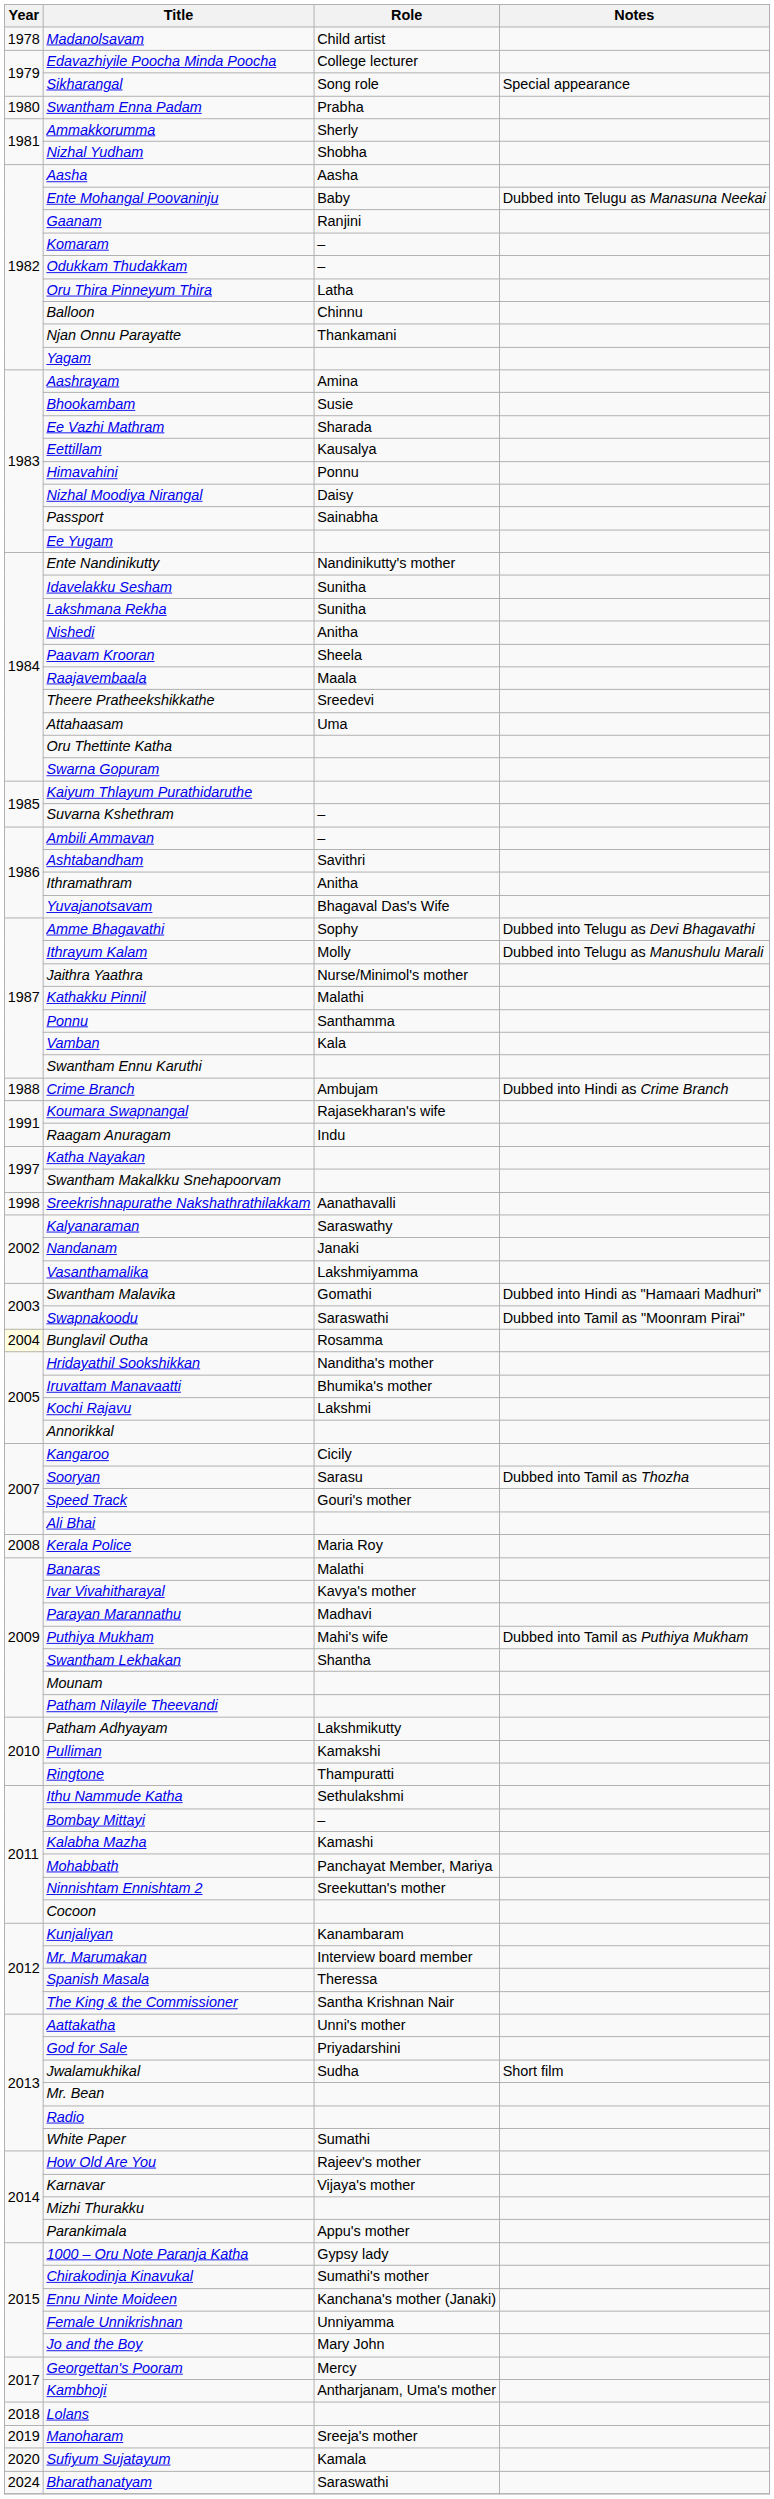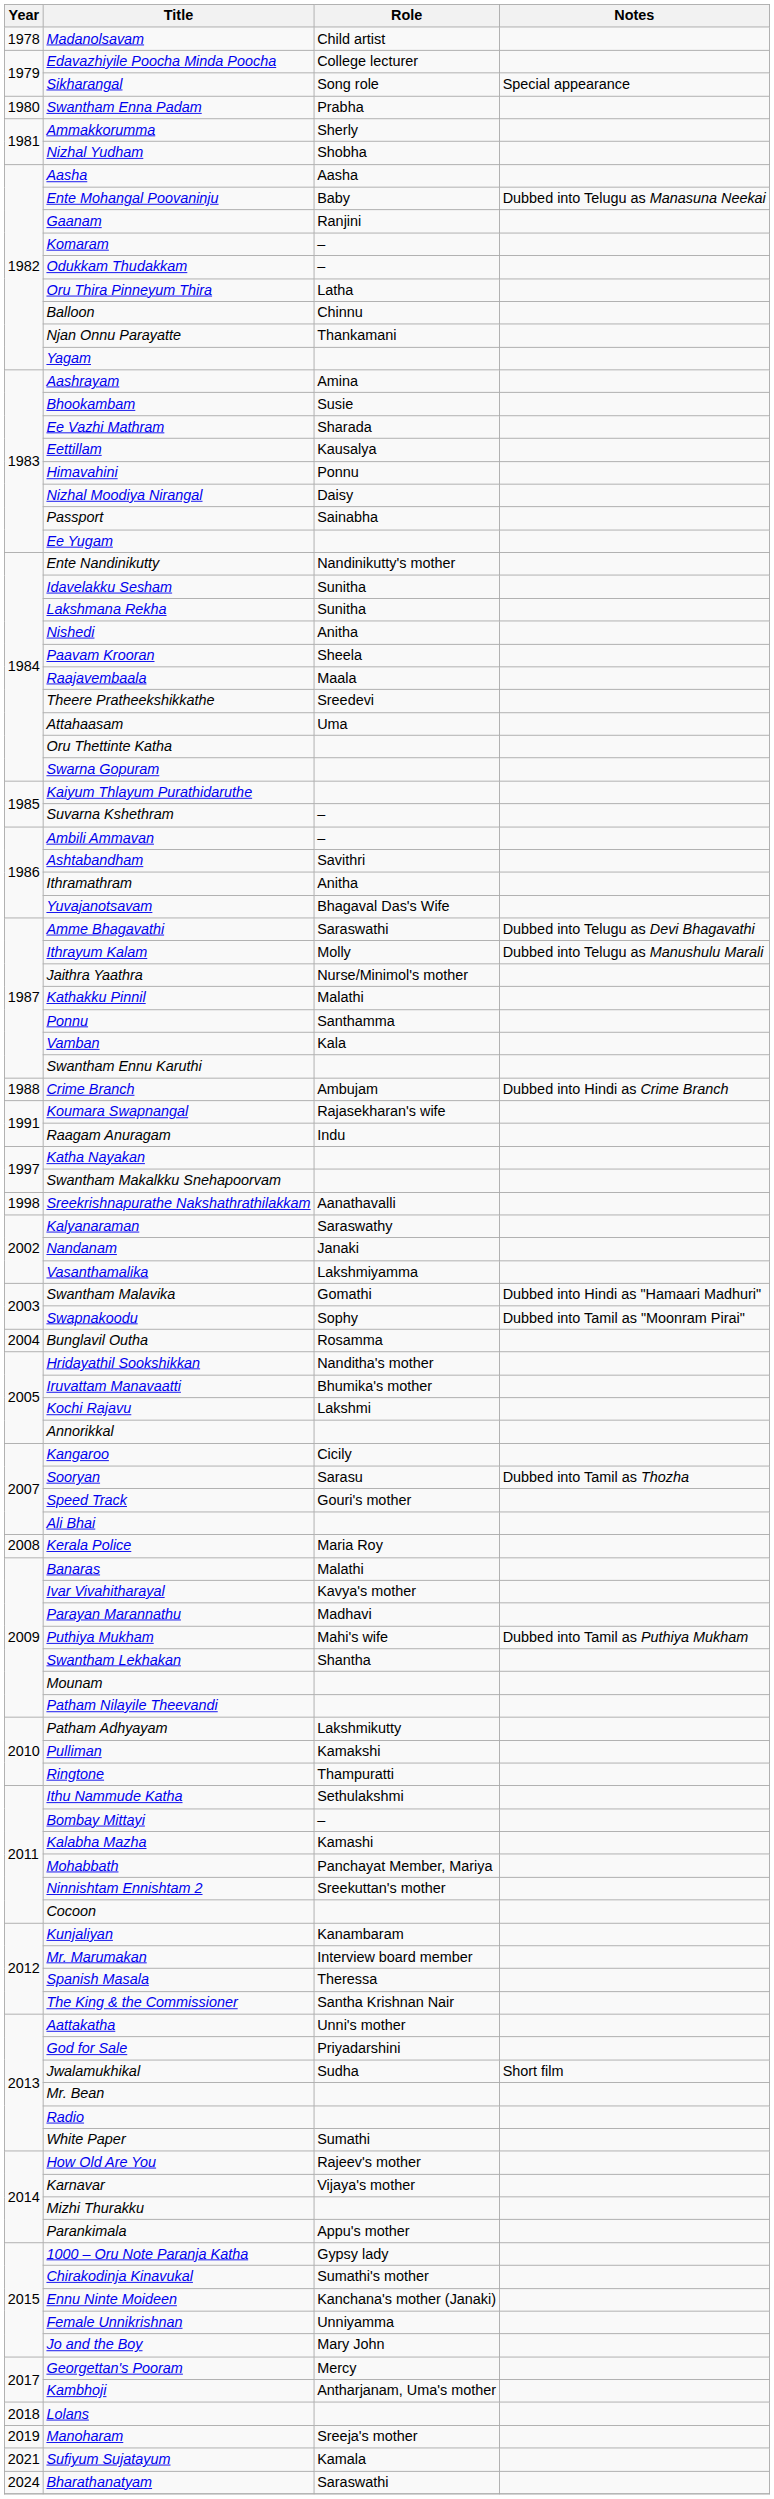(338, 929) Sophy -> (353, 929) Saraswathi
(353, 1317) Saraswathi -> (338, 1317) Sophy
(24, 1340) lightyellow background -> (24, 1340) no background
(24, 2459) 2020 -> (24, 2459) 2021
